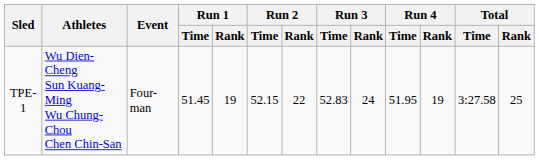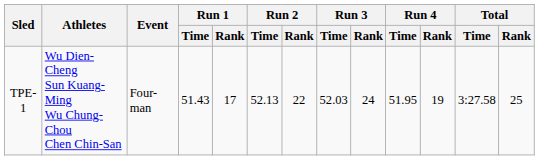(195, 100) 51.45 -> (195, 100) 51.43
(230, 100) 19 -> (230, 100) 17
(265, 100) 52.15 -> (265, 100) 52.13
(334, 100) 52.83 -> (334, 100) 52.03
